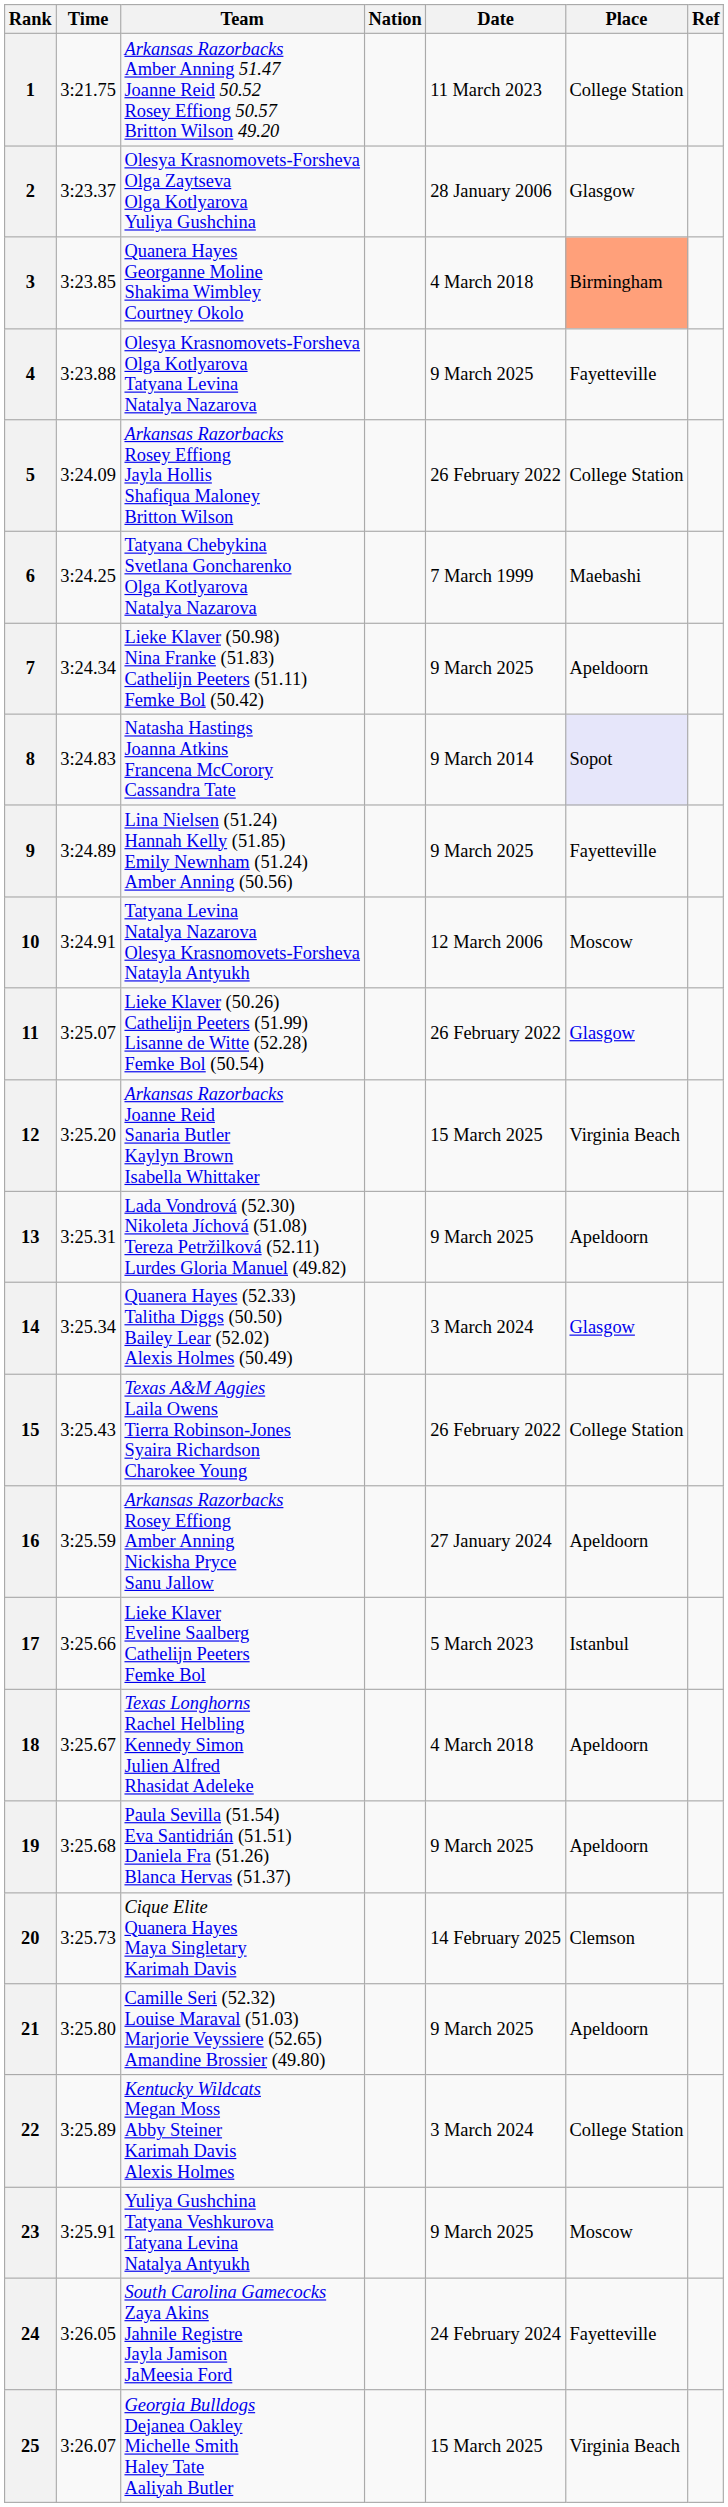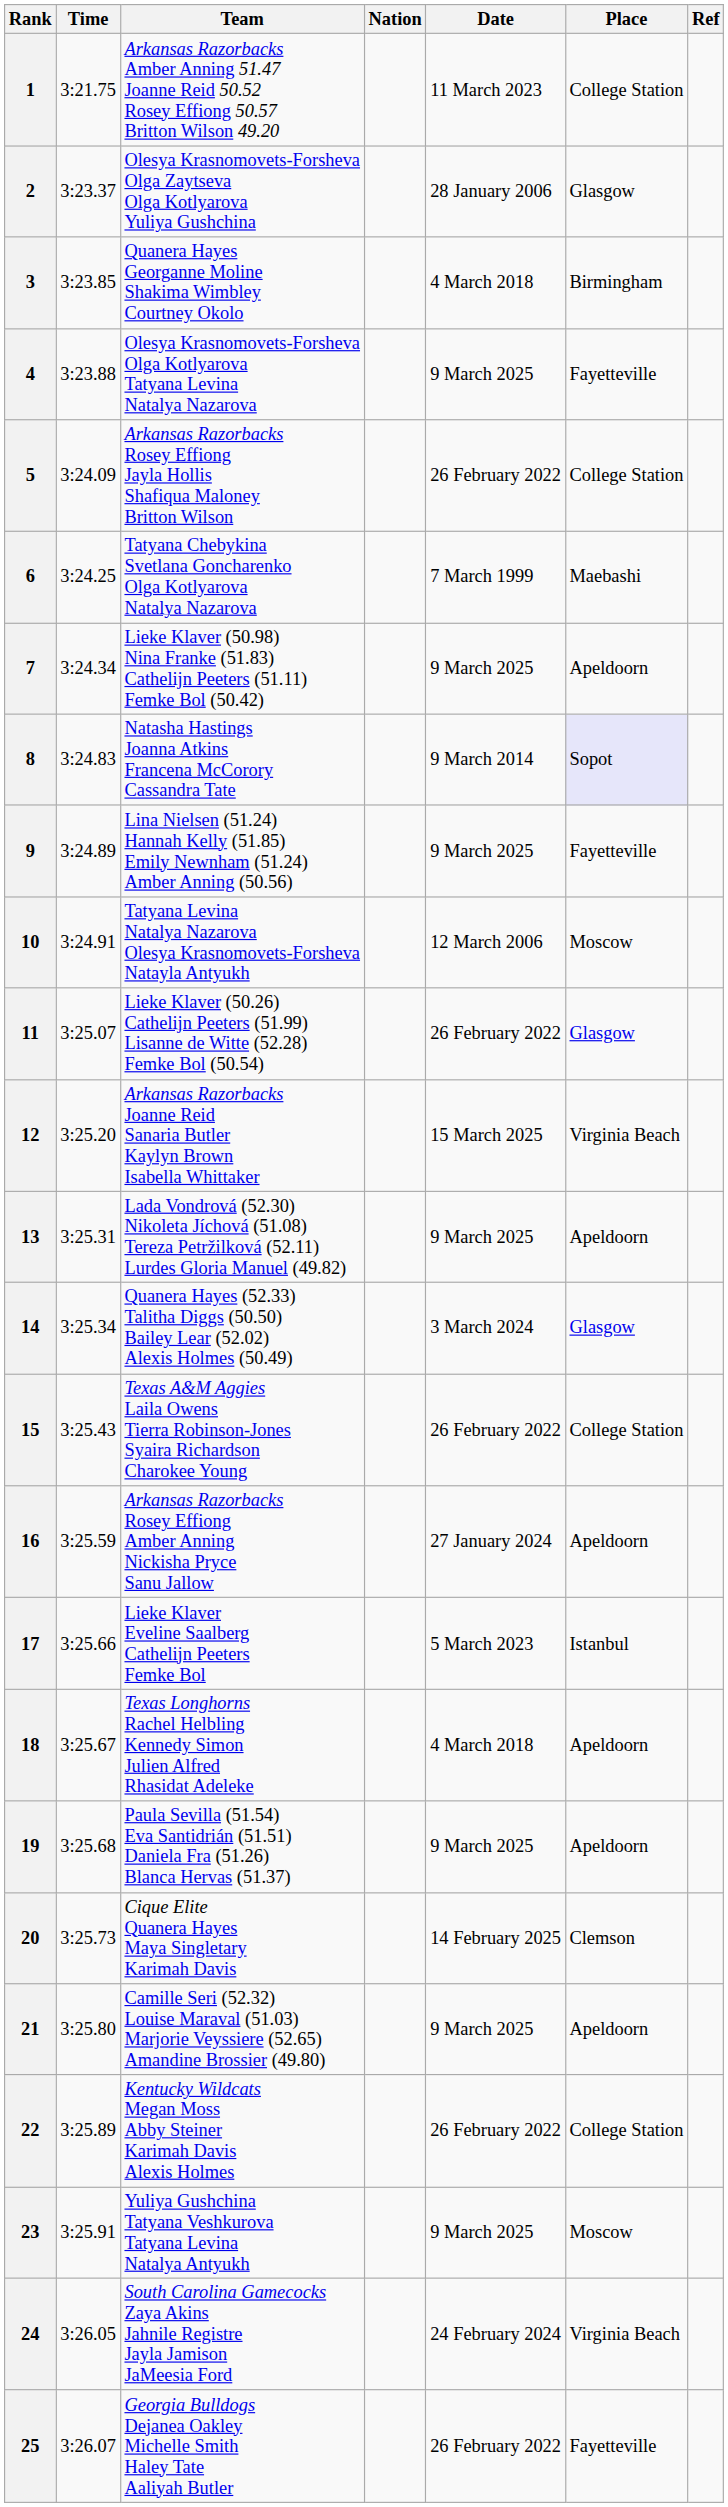(616, 282) lightsalmon background -> (616, 282) no background
(482, 2130) 3 March 2024 -> (496, 2130) 26 February 2022
(613, 2334) Fayetteville -> (625, 2334) Virginia Beach
(486, 2446) 15 March 2025 -> (496, 2446) 26 February 2022
(625, 2446) Virginia Beach -> (613, 2446) Fayetteville
